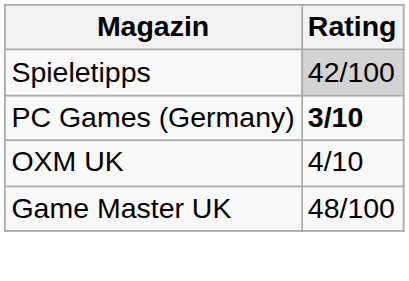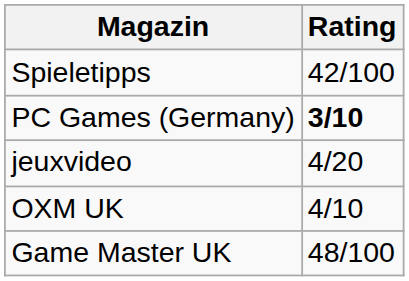(351, 72) lightgrey background -> (351, 72) no background
+ row: (72, 162)
